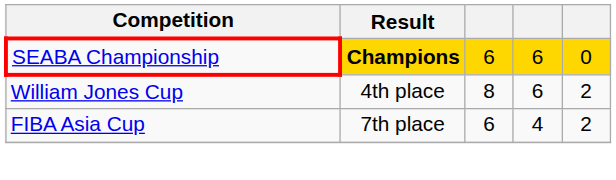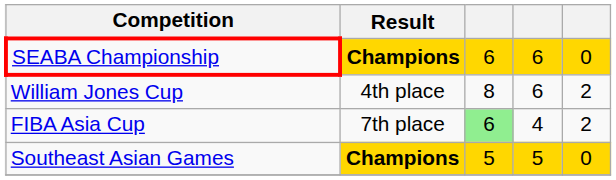(489, 125) no background -> (489, 125) lightgreen background
+ row: (122, 158)
